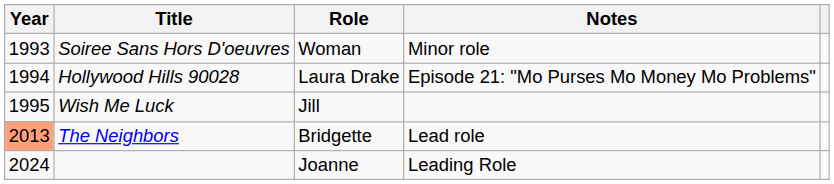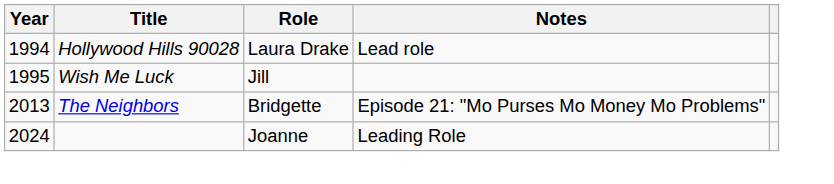- row: (174, 48)
(612, 77) Episode 21: "Mo Purses Mo Money Mo Problems" -> (396, 48) Lead role
(29, 135) lightsalmon background -> (29, 106) no background
(446, 135) Lead role -> (561, 106) Episode 21: "Mo Purses Mo Money Mo Problems"
